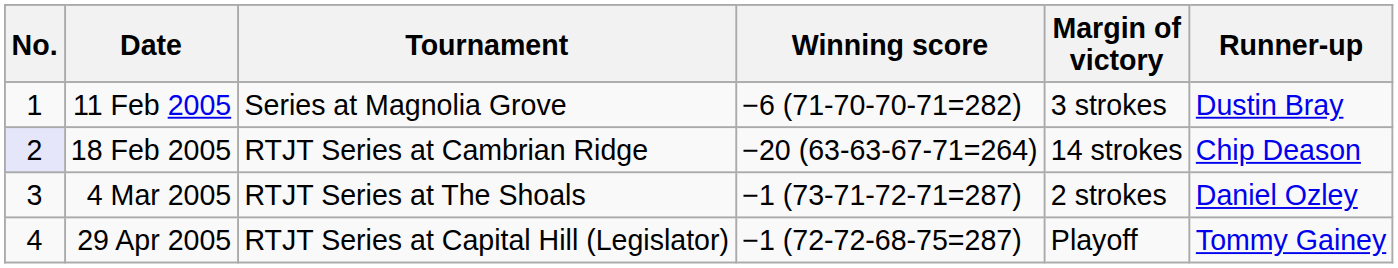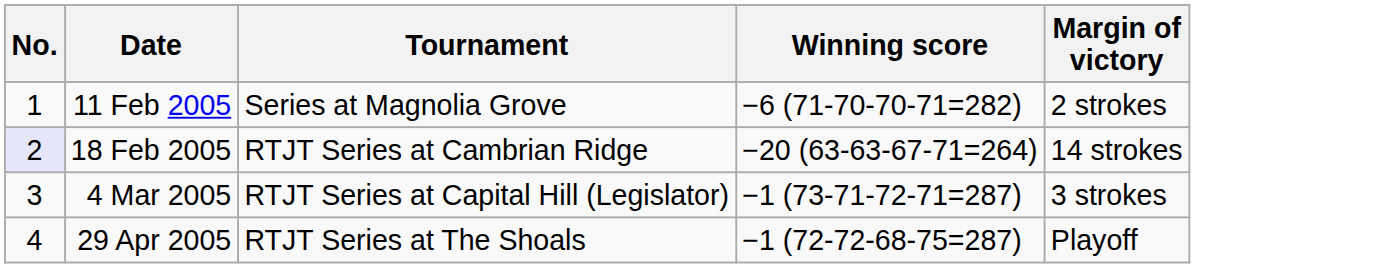- column: (1291, 44)
(1109, 105) 3 strokes -> (1109, 105) 2 strokes
(415, 195) RTJT Series at The Shoals -> (487, 195) RTJT Series at Capital Hill (Legislator)
(1109, 195) 2 strokes -> (1109, 195) 3 strokes
(487, 241) RTJT Series at Capital Hill (Legislator) -> (415, 241) RTJT Series at The Shoals
